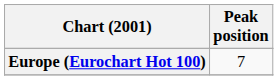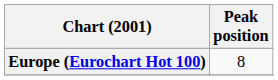(241, 61) 7 -> (241, 61) 8
